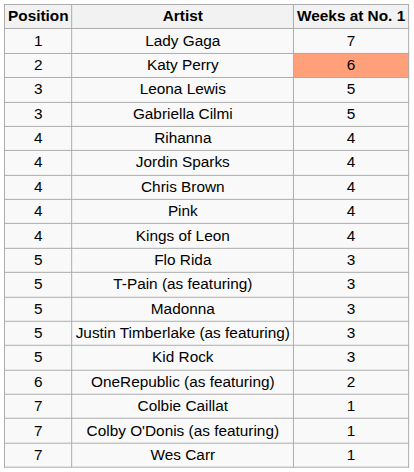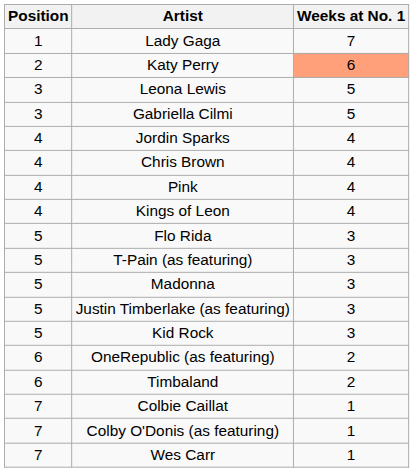- row: (183, 138)
+ row: (183, 382)
